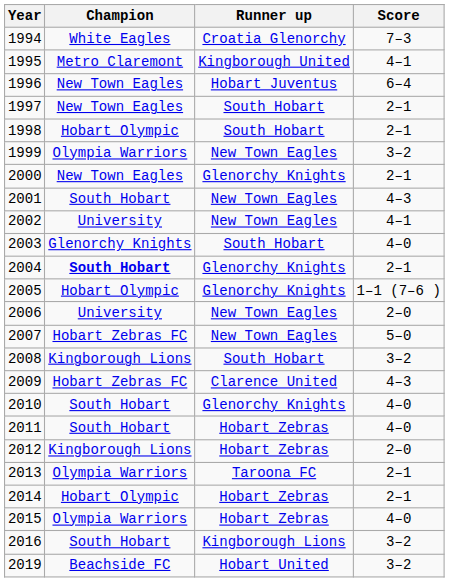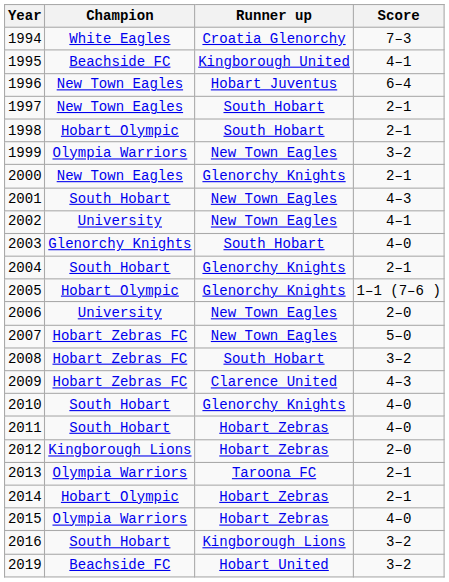(120, 62) Metro Claremont -> (120, 62) Beachside FC
(120, 268) bold -> (120, 268) normal
(120, 359) Kingborough Lions -> (120, 359) Hobart Zebras FC
